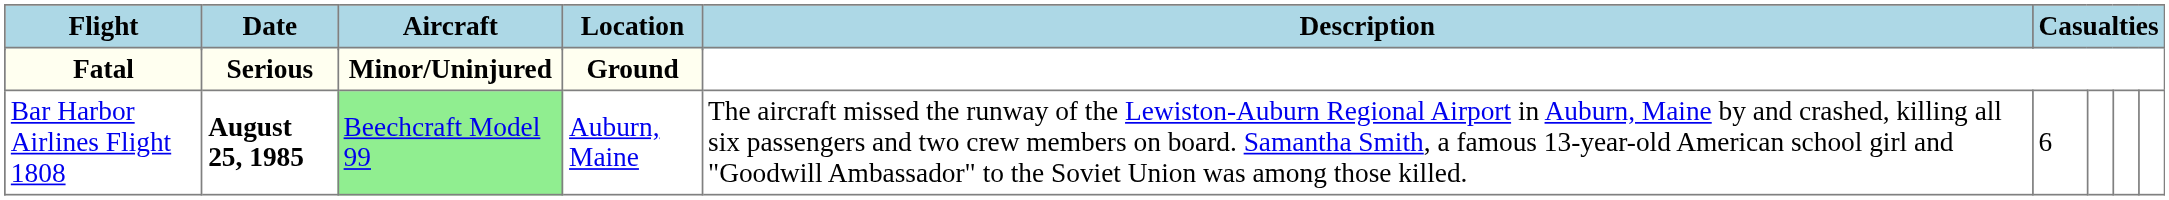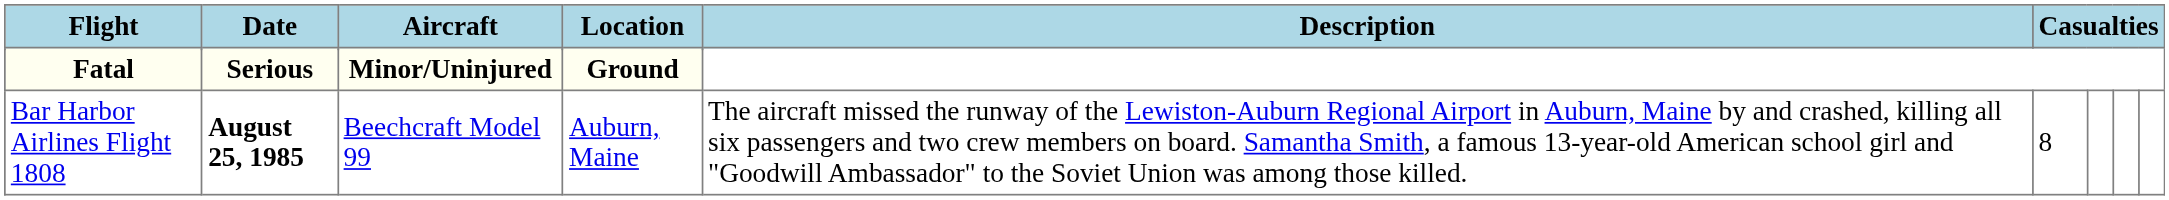(442, 142) lightgreen background -> (442, 142) no background
(2045, 142) 6 -> (2045, 142) 8
